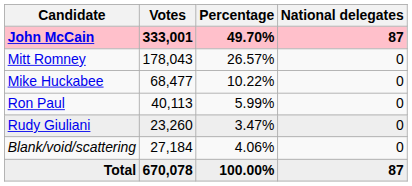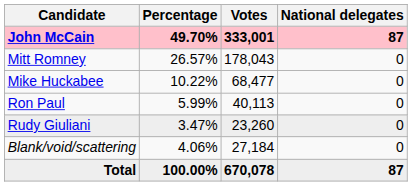columns swapped: (168, 15) <-> (237, 15)
